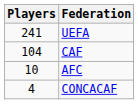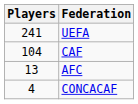(32, 70) 10 -> (32, 70) 13
